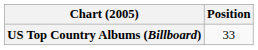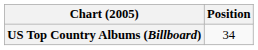(229, 34) 33 -> (229, 34) 34
